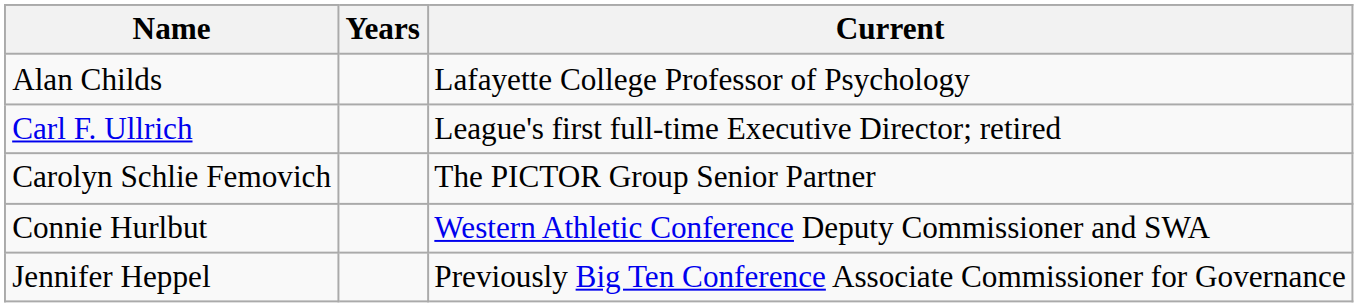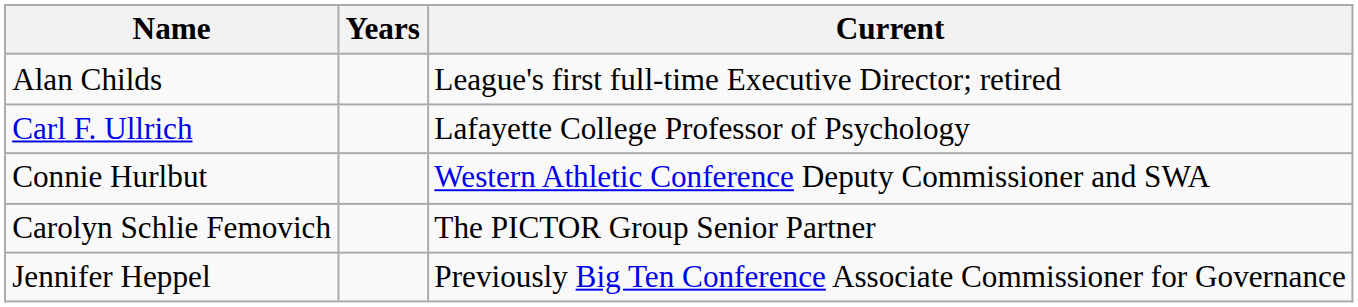(702, 78) Lafayette College Professor of Psychology -> (748, 78) League's first full-time Executive Director; retired
(748, 128) League's first full-time Executive Director; retired -> (702, 128) Lafayette College Professor of Psychology
rows swapped: (110, 227) <-> (172, 177)
